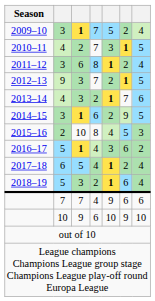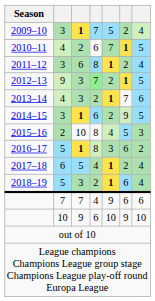(96, 47) 7 -> (96, 47) 6
(111, 47) 3 -> (111, 47) 7
(96, 81) no background -> (96, 81) lightgreen background
(96, 149) 4 -> (96, 149) 8
